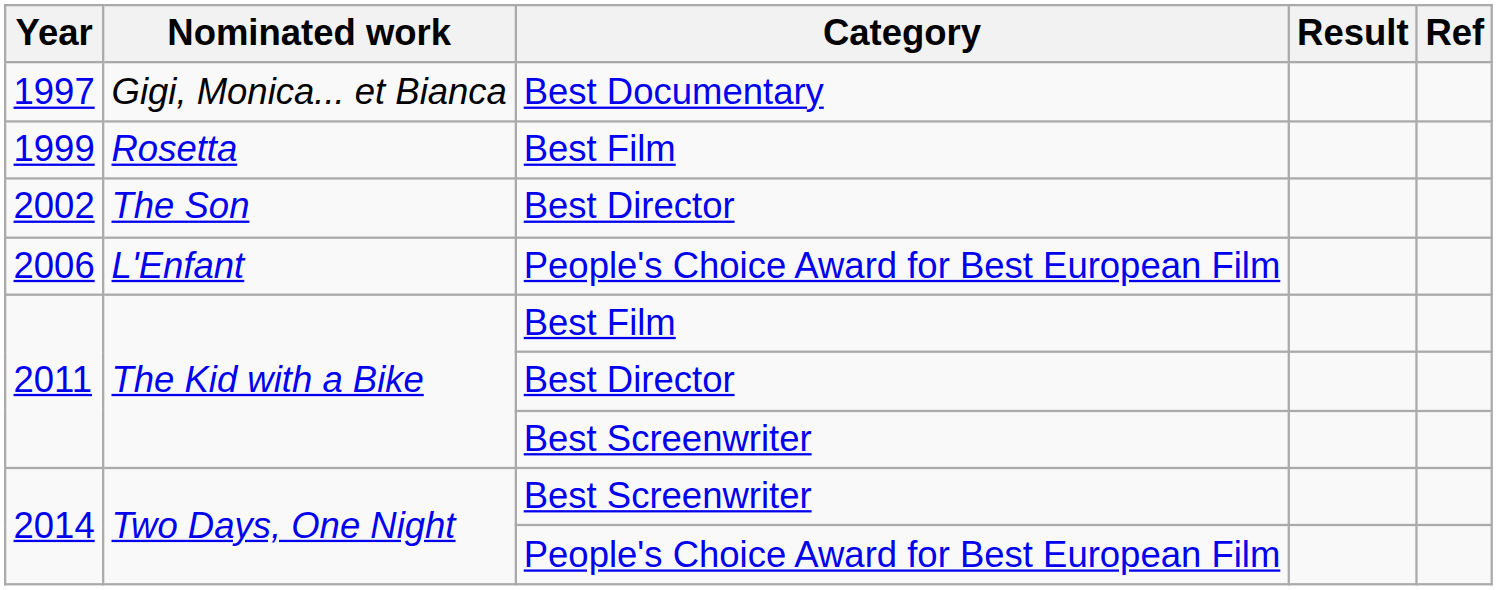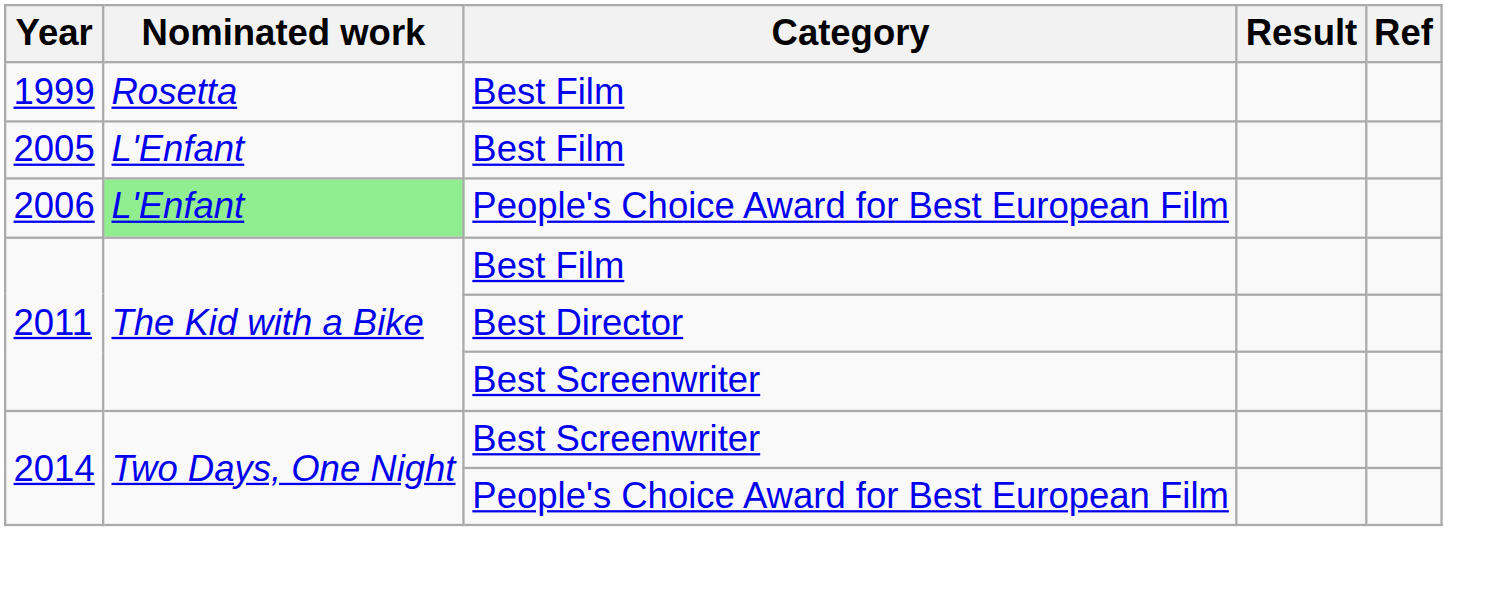- row: (54, 91)
- row: (54, 206)
+ row: (54, 149)
(178, 264) no background -> (178, 206) lightgreen background
